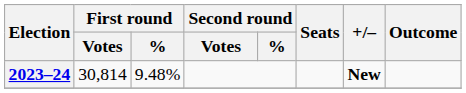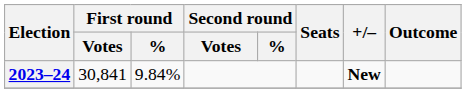(103, 74) 30,814 -> (103, 74) 30,841
(158, 74) 9.48% -> (158, 74) 9.84%
